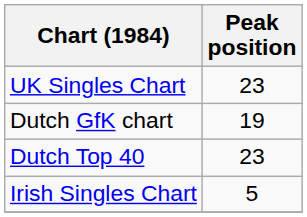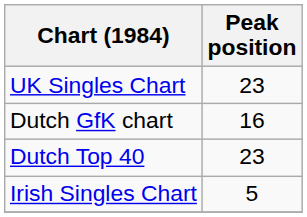(252, 120) 19 -> (252, 120) 16
